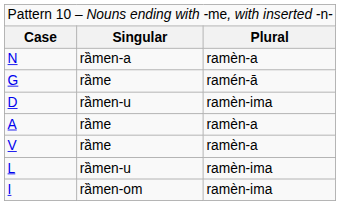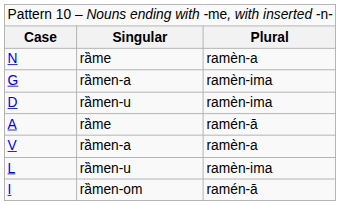(105, 59) rȁmen-a -> (95, 59) rȁme
(95, 80) rȁme -> (105, 80) rȁmen-a
(232, 80) ramén-ā -> (239, 80) ramèn-ima
(232, 124) ramèn-a -> (232, 124) ramén-ā
(95, 146) rȁme -> (105, 146) rȁmen-a
(239, 189) ramèn-ima -> (232, 189) ramén-ā
